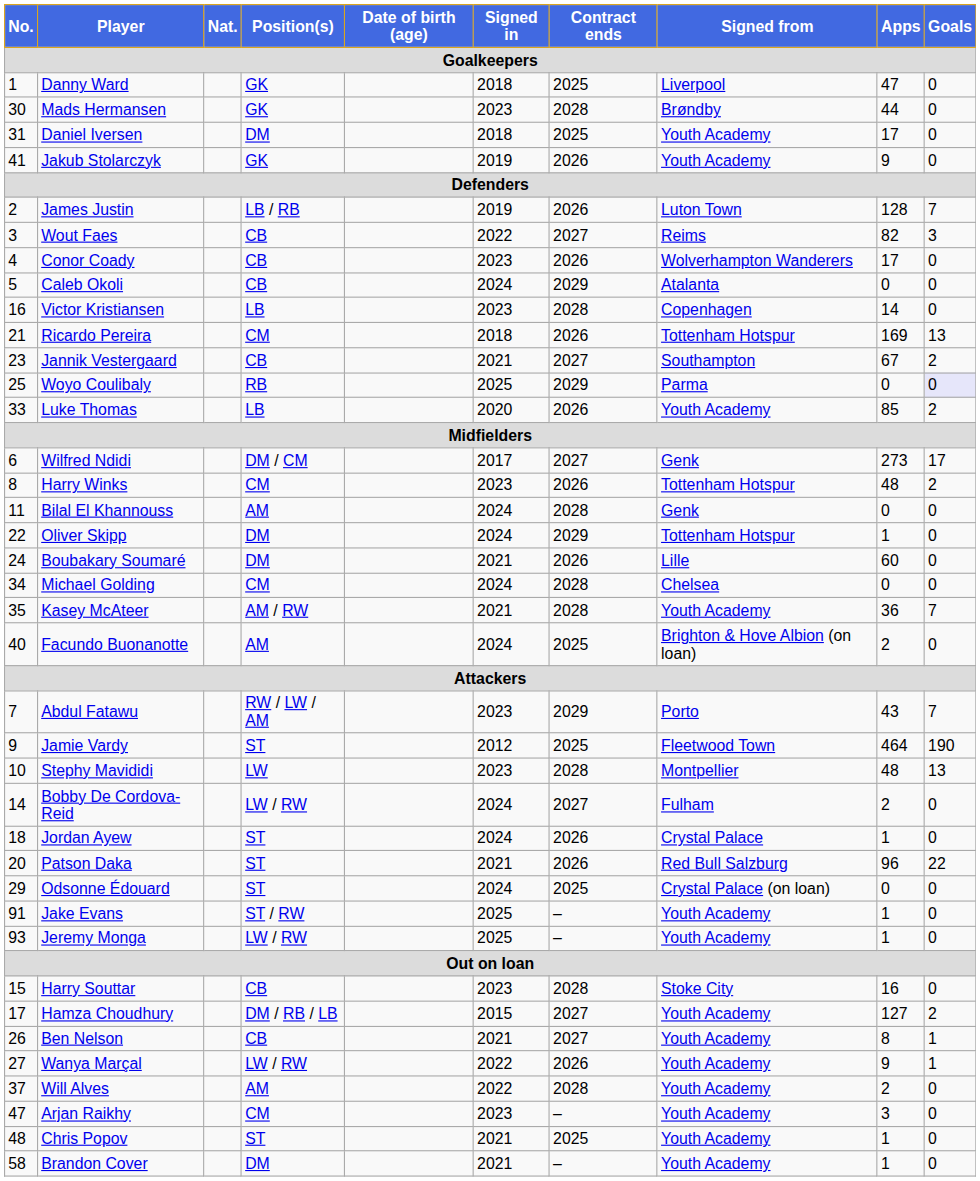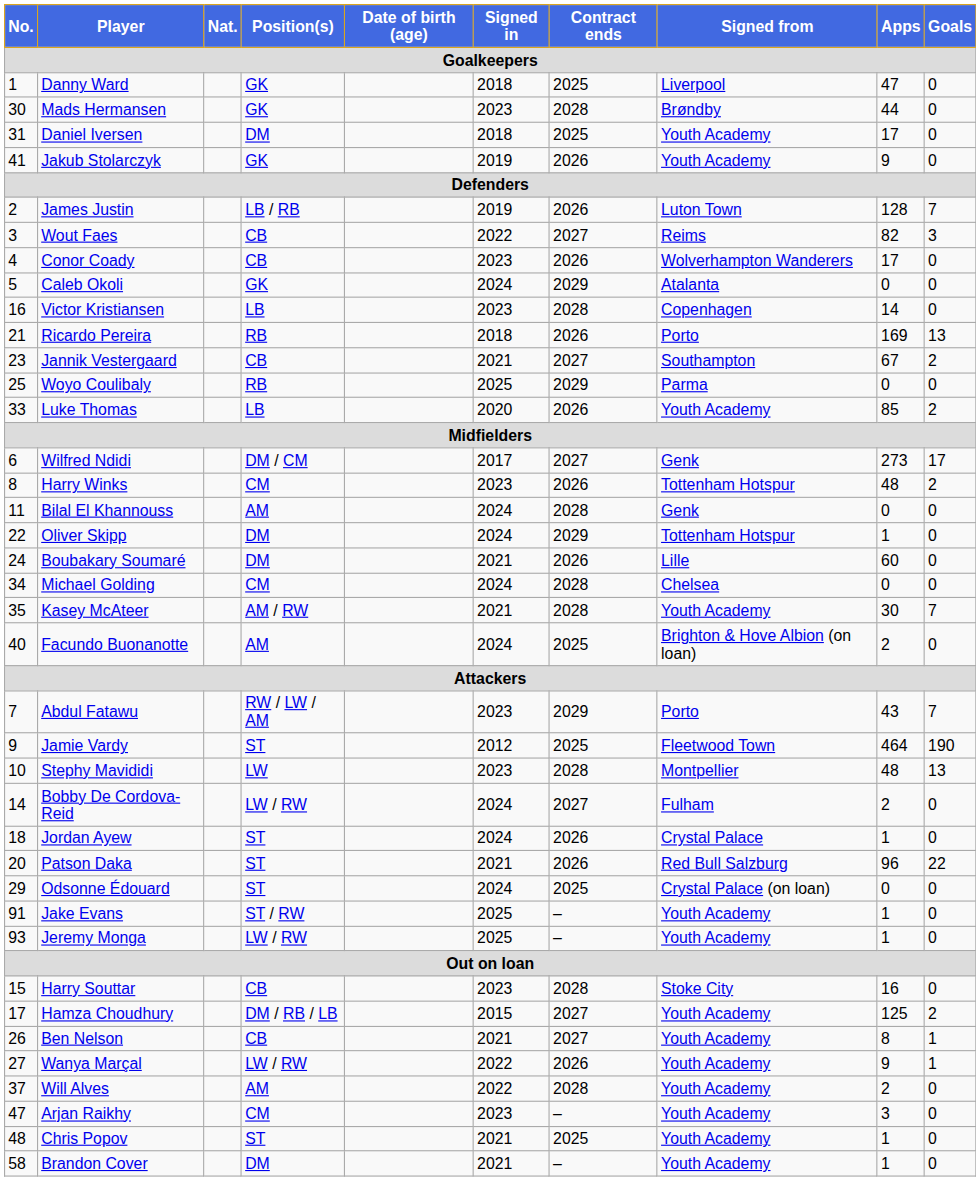(256, 285) CB -> (257, 285) GK
(257, 335) CM -> (256, 335) RB
(728, 335) Tottenham Hotspur -> (680, 335) Porto
(933, 385) lavender background -> (933, 385) no background
(890, 611) 36 -> (890, 611) 30
(894, 1014) 127 -> (894, 1014) 125
